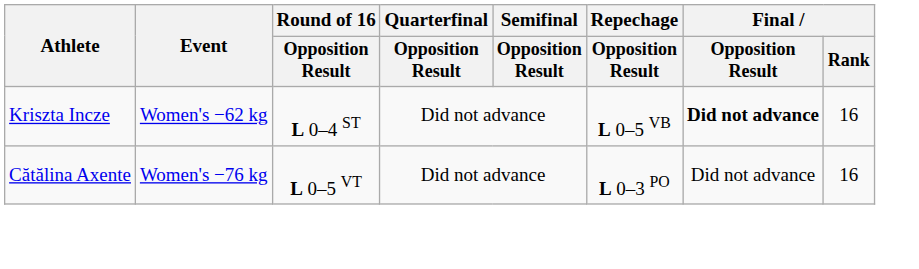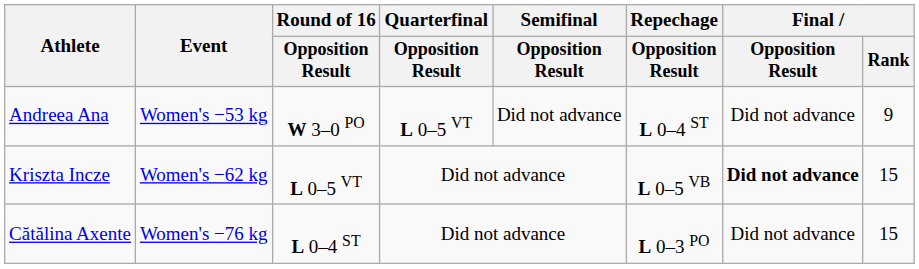+ row: (59, 116)
(326, 127) L 0–4 ST -> (326, 186) L 0–5 VT
(849, 116) 16 -> (888, 175) 15
(326, 186) L 0–5 VT -> (326, 245) L 0–4 ST
(849, 175) 16 -> (888, 234) 15
